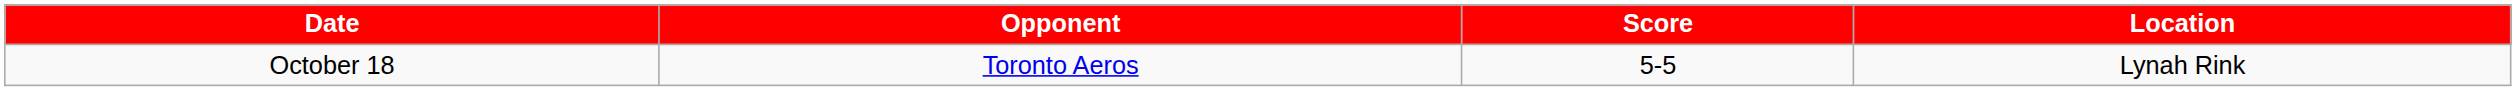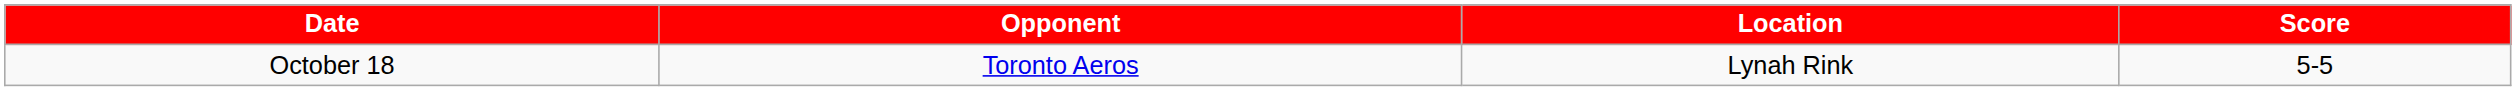columns swapped: (2183, 24) <-> (1658, 24)
